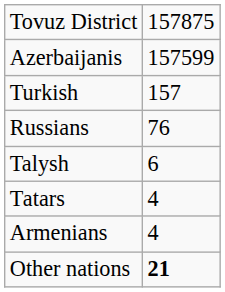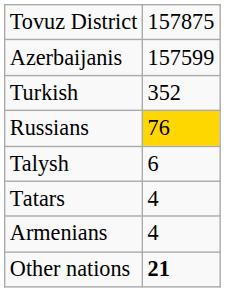(164, 92) 157 -> (164, 92) 352
(159, 127) no background -> (159, 127) gold background
